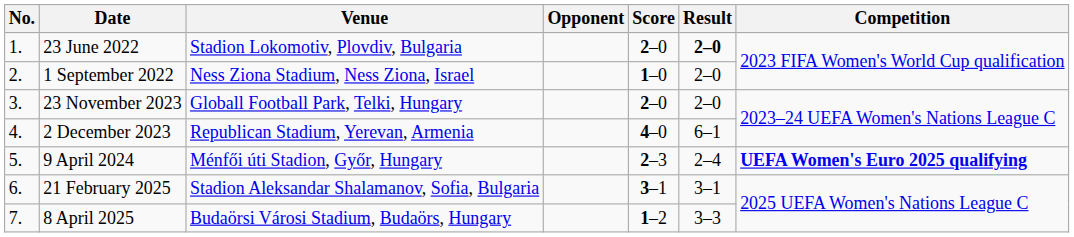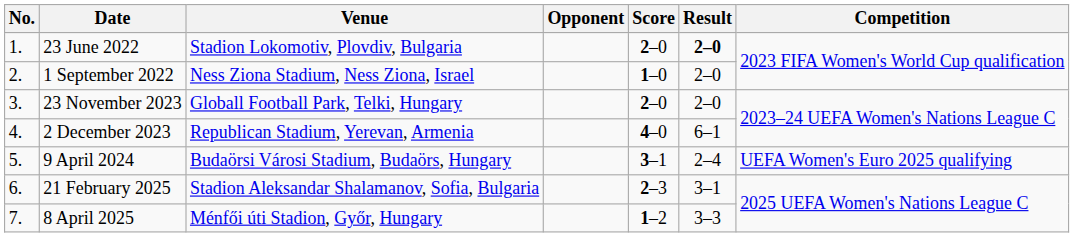(316, 160) Ménfői úti Stadion, Győr, Hungary -> (351, 160) Budaörsi Városi Stadium, Budaörs, Hungary
(654, 160) 2–3 -> (654, 160) 3–1
(884, 160) bold -> (876, 160) normal
(654, 189) 3–1 -> (654, 189) 2–3
(351, 217) Budaörsi Városi Stadium, Budaörs, Hungary -> (316, 217) Ménfői úti Stadion, Győr, Hungary
